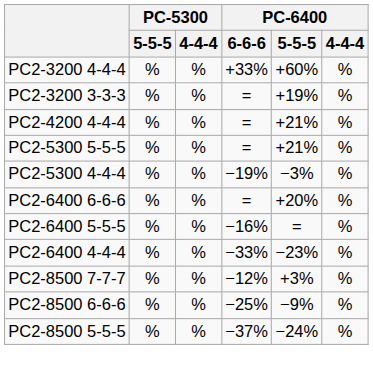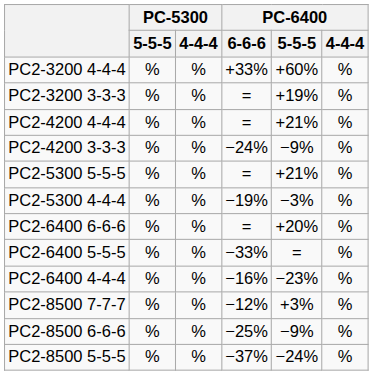+ row: (67, 148)
(247, 226) −16% -> (247, 252) −33%
(247, 252) −33% -> (247, 278) −16%
